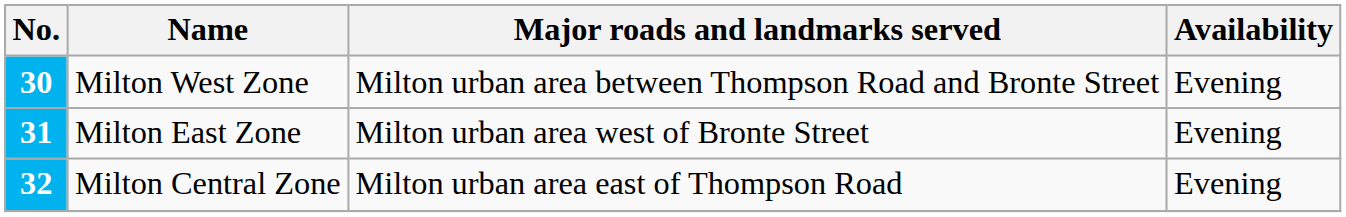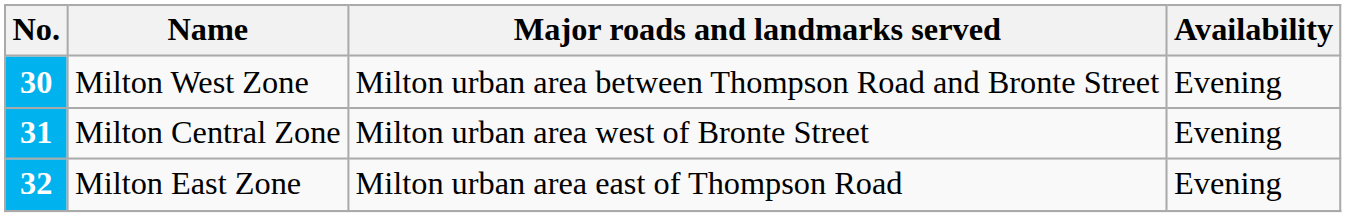(188, 132) Milton East Zone -> (208, 132) Milton Central Zone
(208, 183) Milton Central Zone -> (188, 183) Milton East Zone
